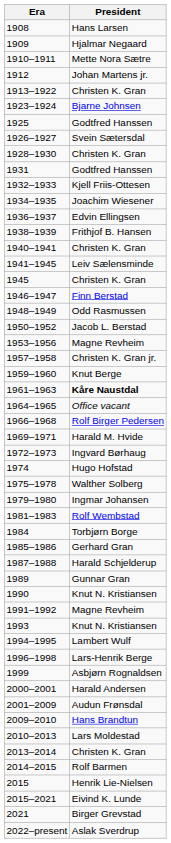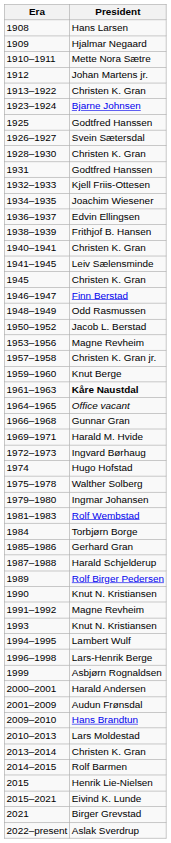(118, 421) Rolf Birger Pedersen -> (101, 421) Gunnar Gran
(101, 578) Gunnar Gran -> (118, 578) Rolf Birger Pedersen
